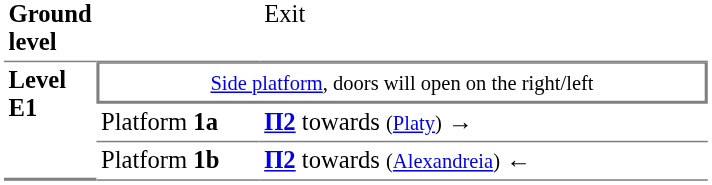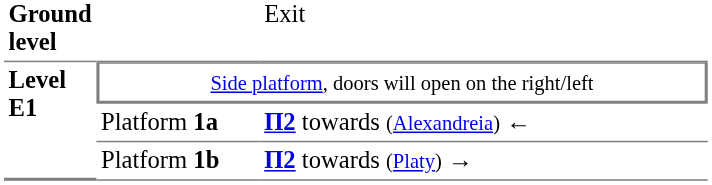(368, 122) Π2 towards (Platy) → -> (398, 122) Π2 towards (Alexandreia) ←
(398, 160) Π2 towards (Alexandreia) ← -> (368, 160) Π2 towards (Platy) →
